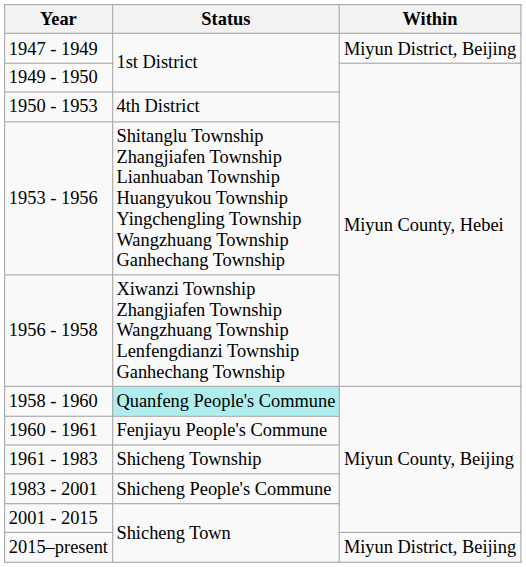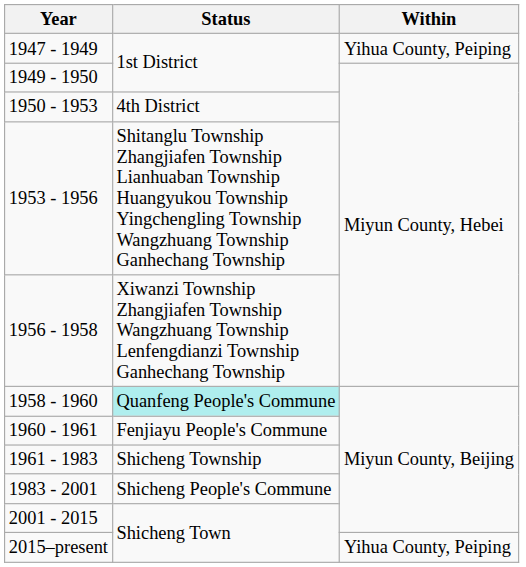(430, 48) Miyun District, Beijing -> (427, 48) Yihua County, Peiping
(430, 547) Miyun District, Beijing -> (427, 547) Yihua County, Peiping
